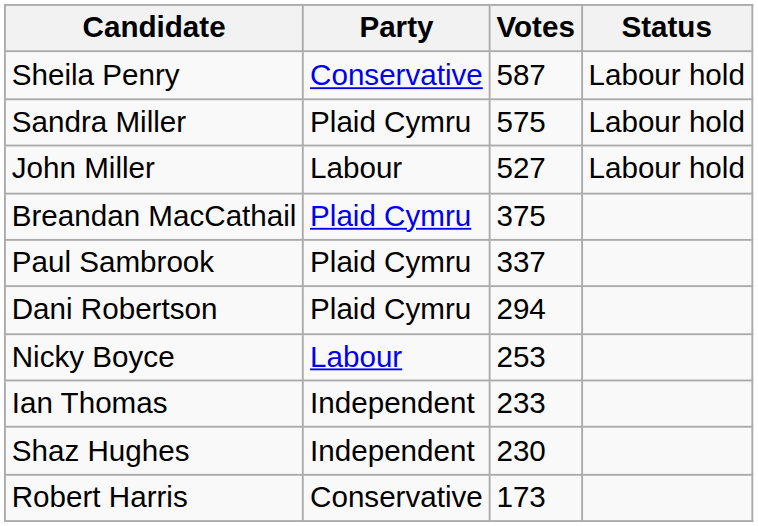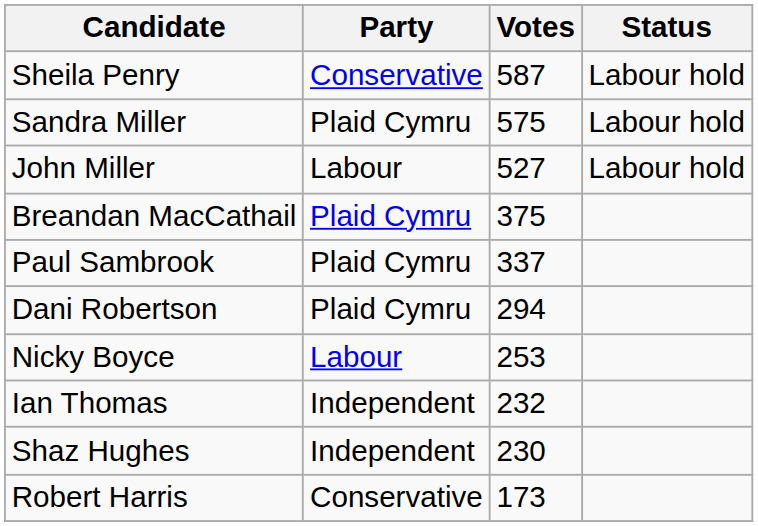(521, 403) 233 -> (521, 403) 232
